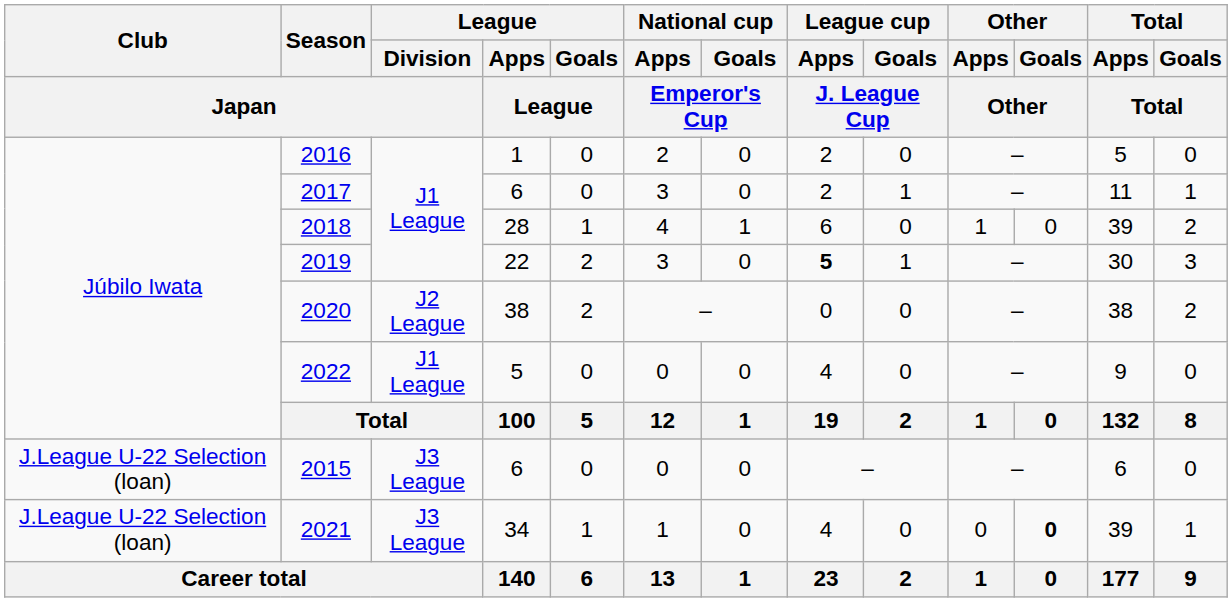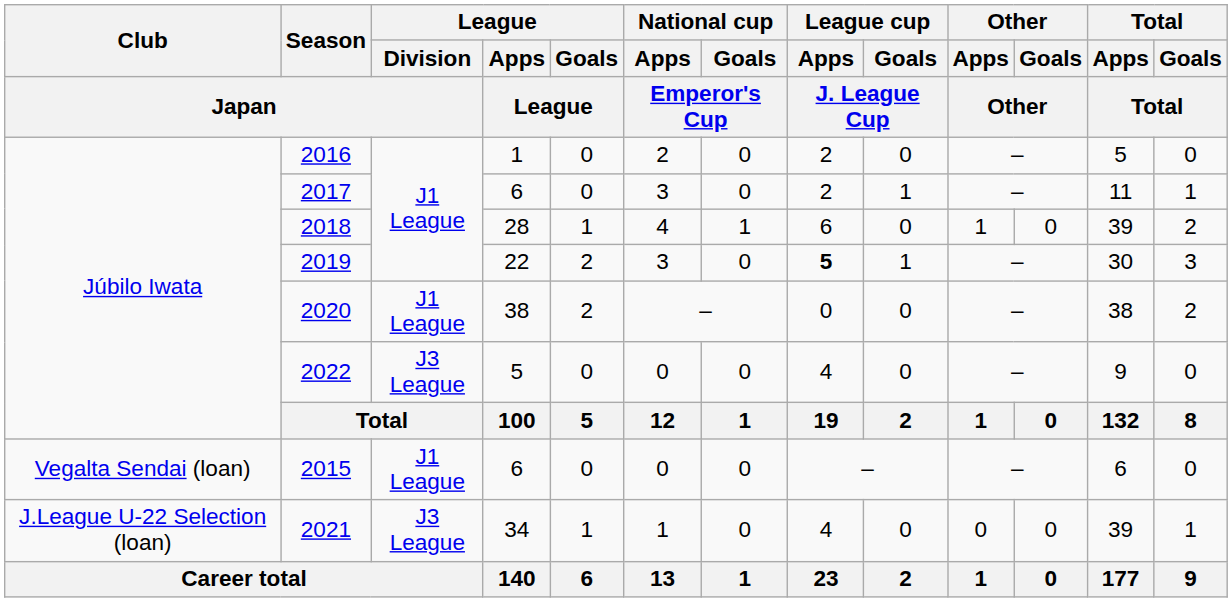(427, 310) J2 League -> (427, 310) J1 League
(427, 372) J1 League -> (427, 372) J3 League
(143, 469) J.League U-22 Selection (loan) -> (143, 469) Vegalta Sendai (loan)
(427, 469) J3 League -> (427, 469) J1 League
(1051, 530) bold -> (1051, 530) normal
